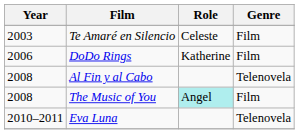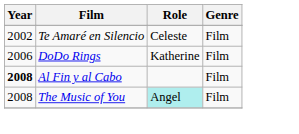(20, 35) 2003 -> (20, 35) 2002
(20, 77) normal -> (20, 77) bold
(264, 77) Telenovela -> (217, 77) Film
- row: (93, 118)
